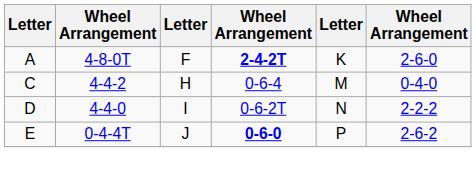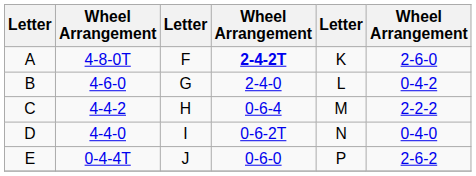+ row: (30, 84)
(419, 84) 0-4-0 -> (419, 109) 2-2-2
(419, 109) 2-2-2 -> (419, 134) 0-4-0
(263, 134) bold -> (263, 158) normal
